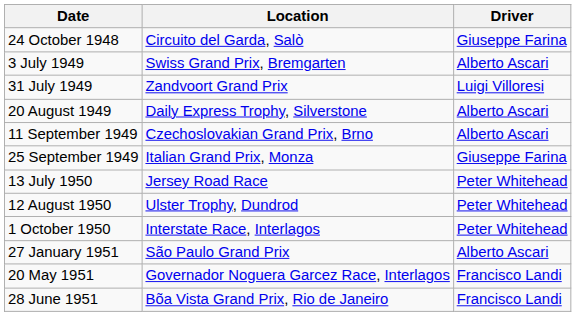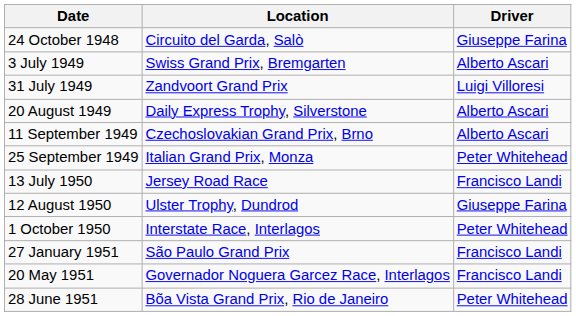(512, 157) Giuseppe Farina -> (512, 157) Peter Whitehead
(512, 181) Peter Whitehead -> (509, 181) Francisco Landi
(512, 205) Peter Whitehead -> (512, 205) Giuseppe Farina
(503, 252) Alberto Ascari -> (509, 252) Francisco Landi
(509, 299) Francisco Landi -> (512, 299) Peter Whitehead
